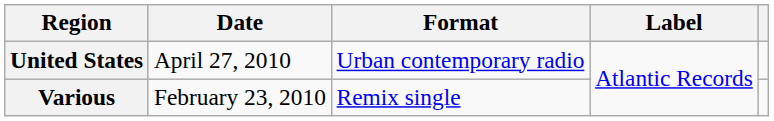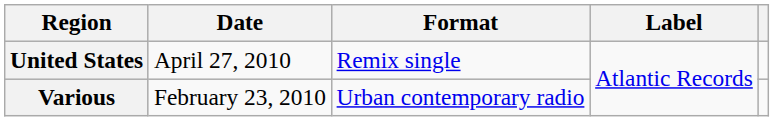(461, 60) Urban contemporary radio -> (399, 60) Remix single
(399, 97) Remix single -> (461, 97) Urban contemporary radio
